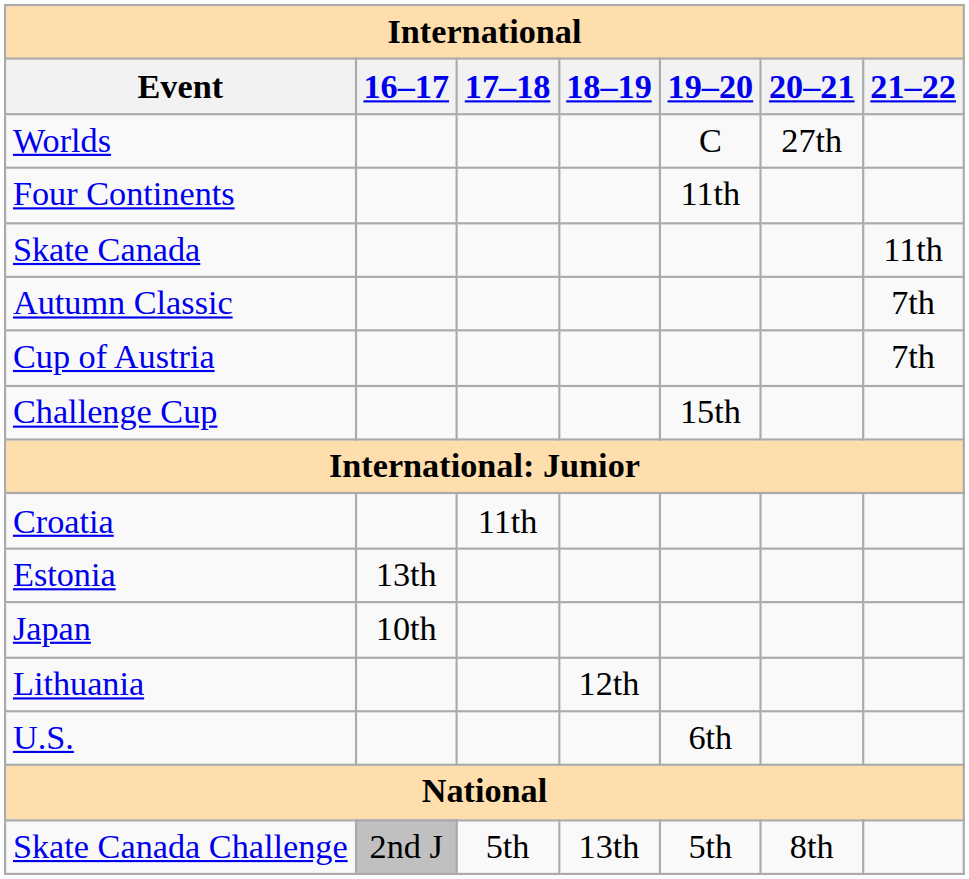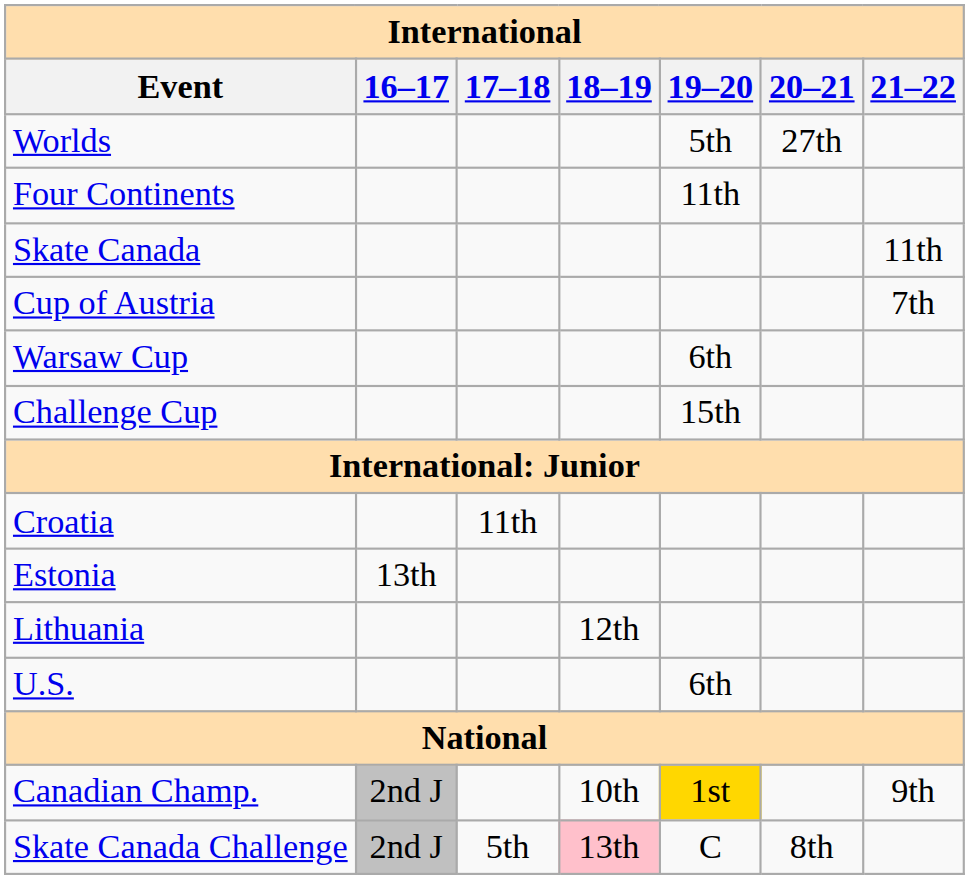(710, 140) C -> (710, 140) 5th
- row: (123, 303)
+ row: (101, 357)
- row: (52, 628)
+ row: (136, 791)
(609, 846) no background -> (609, 846) pink background
(710, 846) 5th -> (710, 846) C
